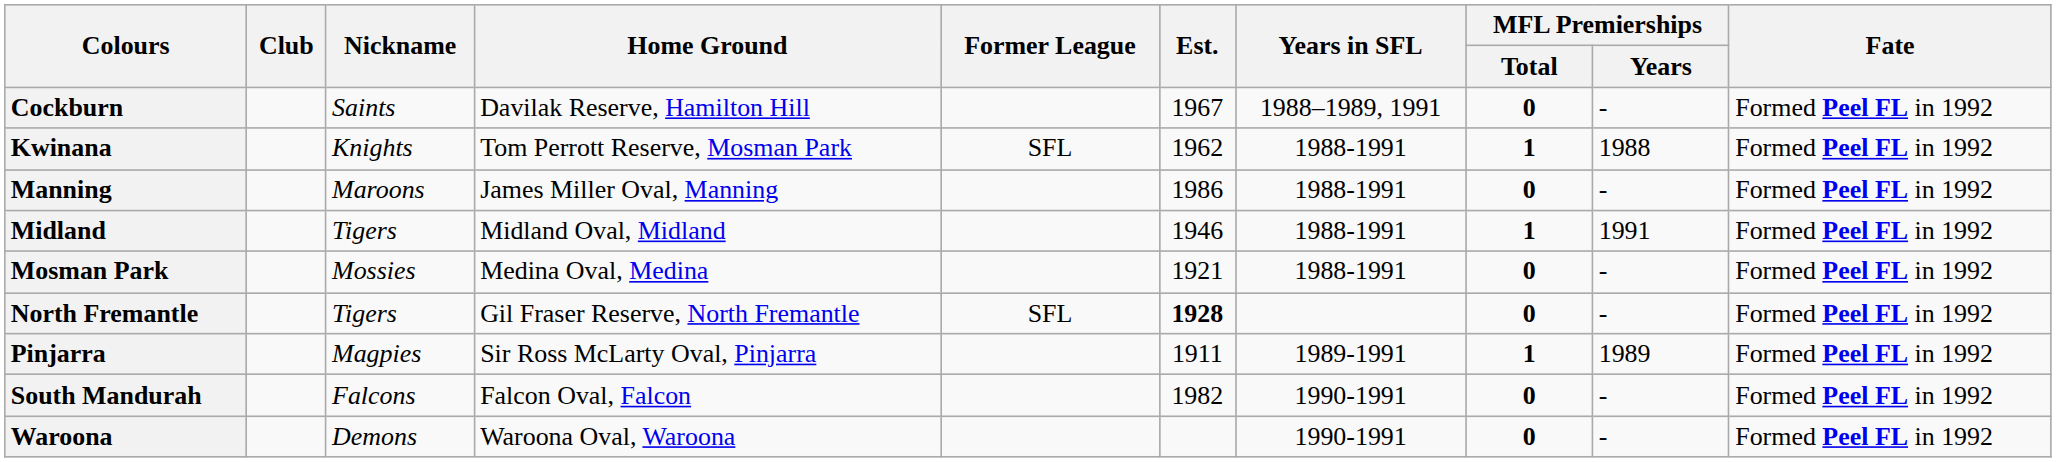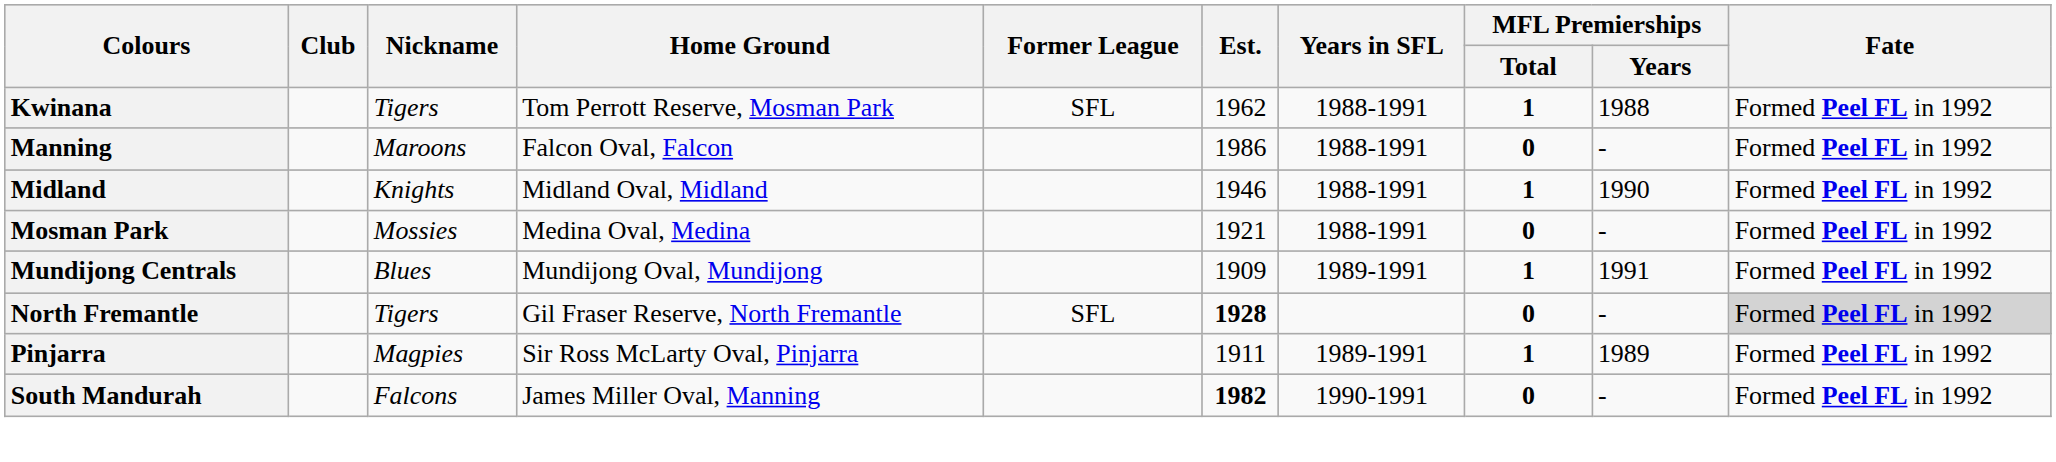- row: (67, 107)
(372, 148) Knights -> (406, 107) Tigers
(629, 189) James Miller Oval, Manning -> (628, 148) Falcon Oval, Falcon
(364, 230) Tigers -> (414, 189) Knights
(1625, 230) 1991 -> (1624, 189) 1990
+ row: (123, 271)
(1864, 312) no background -> (1864, 312) lightgrey background
(586, 395) Falcon Oval, Falcon -> (671, 395) James Miller Oval, Manning
(1197, 395) normal -> (1241, 395) bold
- row: (62, 436)
